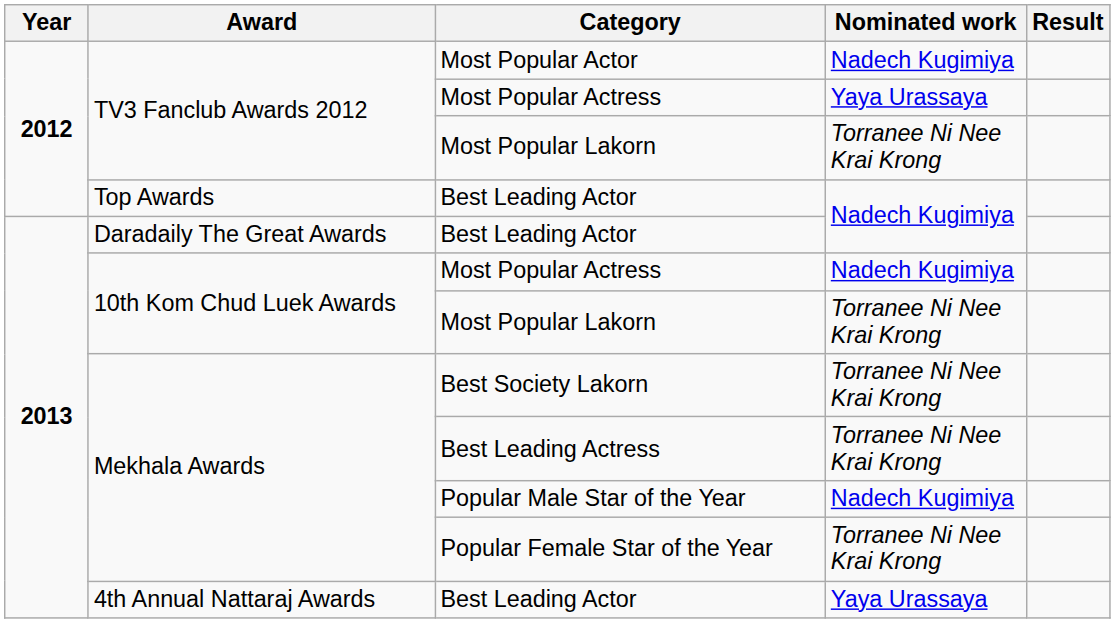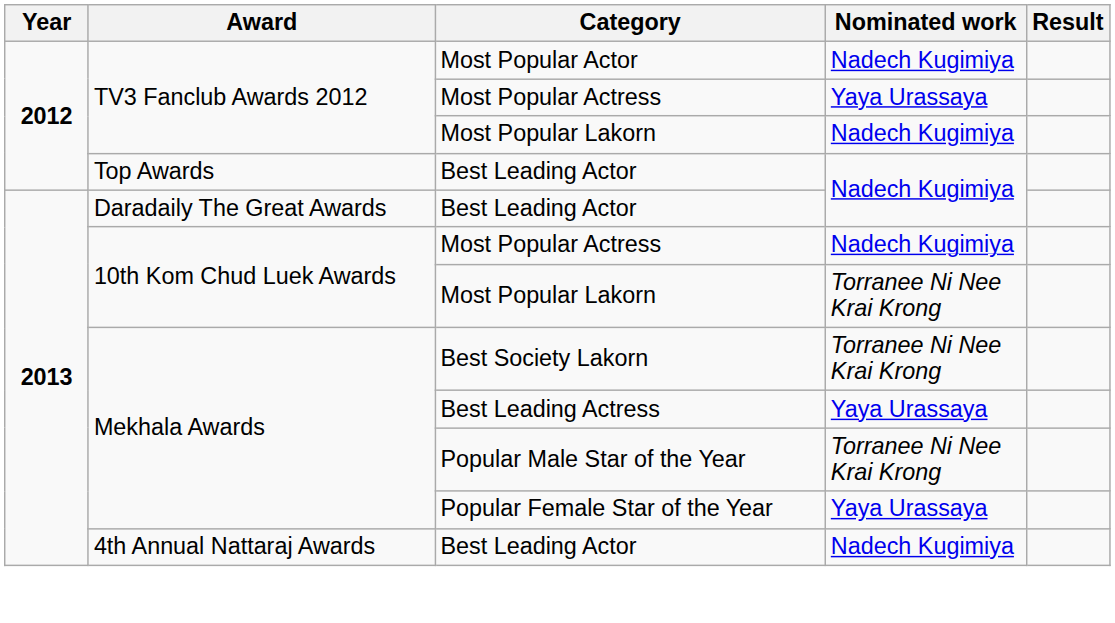(916, 147) Torranee Ni Nee Krai Krong -> (922, 134) Nadech Kugimiya
(916, 448) Torranee Ni Nee Krai Krong -> (909, 409) Yaya Urassaya
(922, 498) Nadech Kugimiya -> (916, 459) Torranee Ni Nee Krai Krong
(916, 548) Torranee Ni Nee Krai Krong -> (909, 509) Yaya Urassaya
(909, 598) Yaya Urassaya -> (922, 546) Nadech Kugimiya
